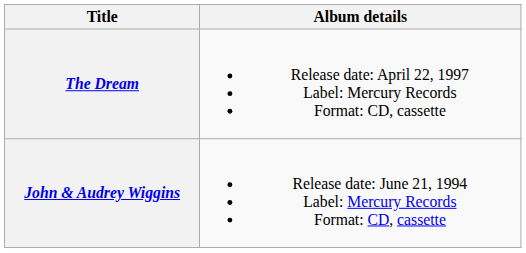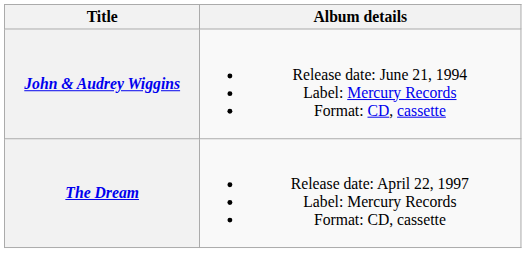rows swapped: (102, 193) <-> (102, 83)
